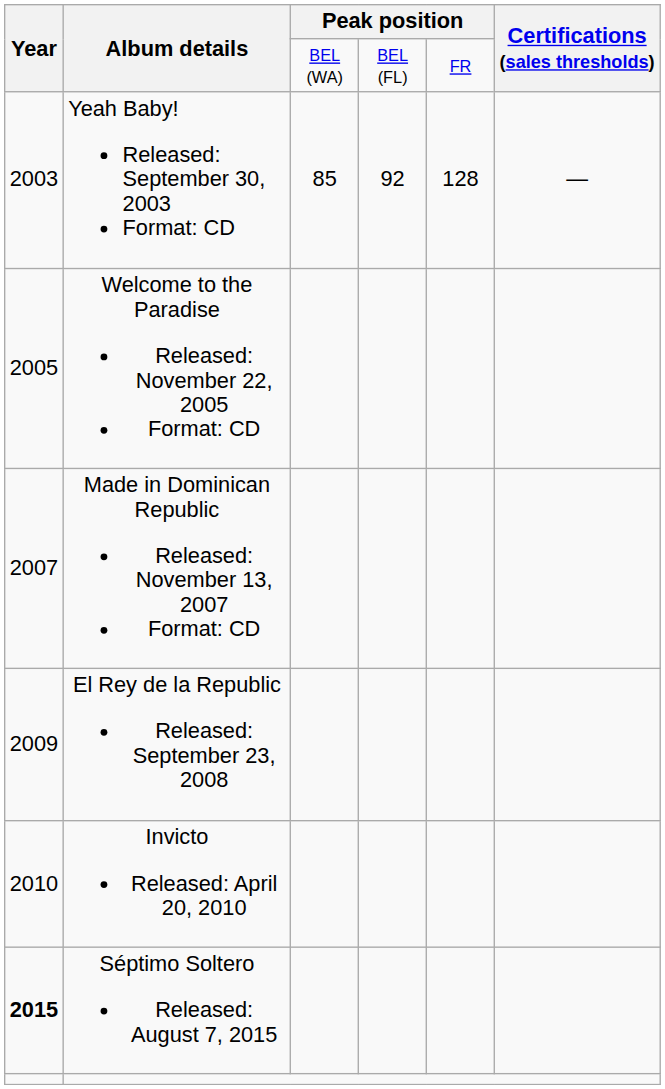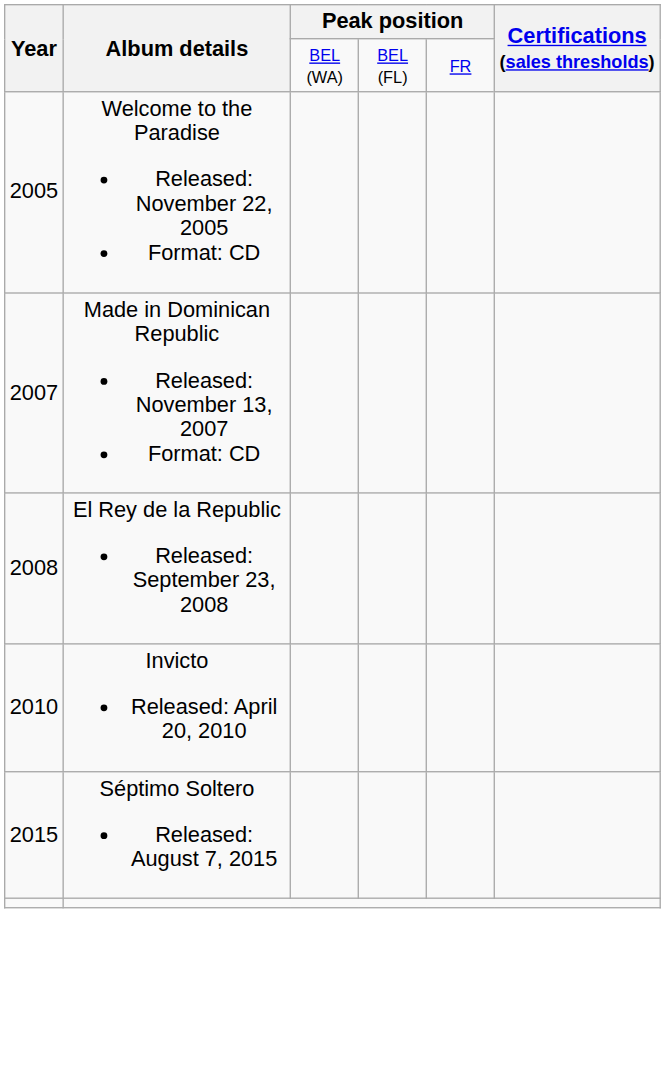- row: (177, 169)
(34, 744) 2009 -> (34, 568) 2008
(34, 1010) bold -> (34, 834) normal
